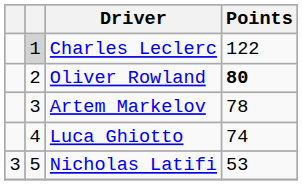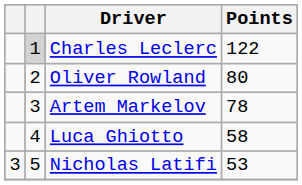(237, 78) bold -> (237, 78) normal
(237, 136) 74 -> (237, 136) 58
